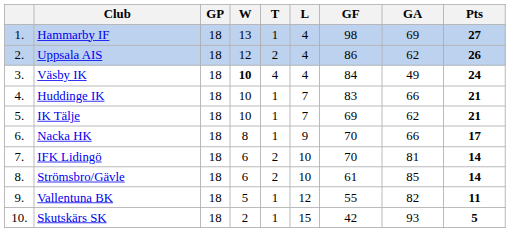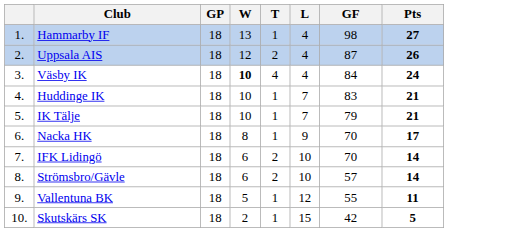- column: (413, 14)
(351, 55) 86 -> (351, 55) 87
(351, 116) 69 -> (351, 116) 79
(351, 177) 61 -> (351, 177) 57
